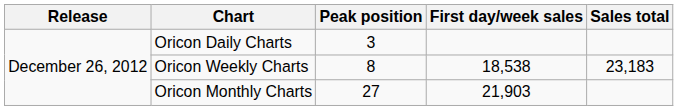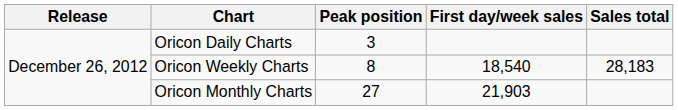(506, 67) 18,538 -> (506, 67) 18,540
(630, 67) 23,183 -> (630, 67) 28,183
